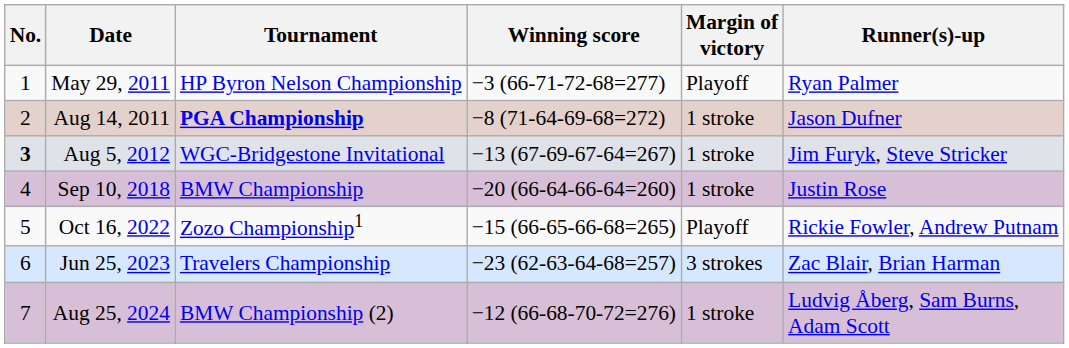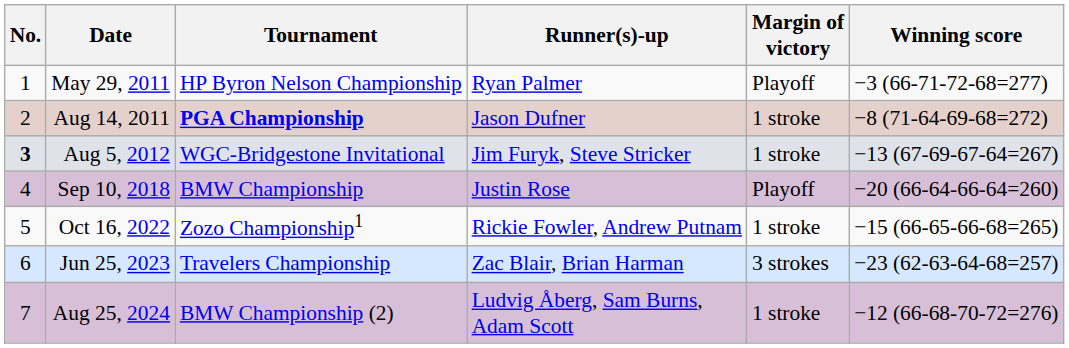columns swapped: (574, 35) <-> (923, 35)
(720, 189) 1 stroke -> (783, 189) Playoff
(717, 226) Playoff -> (786, 226) 1 stroke
